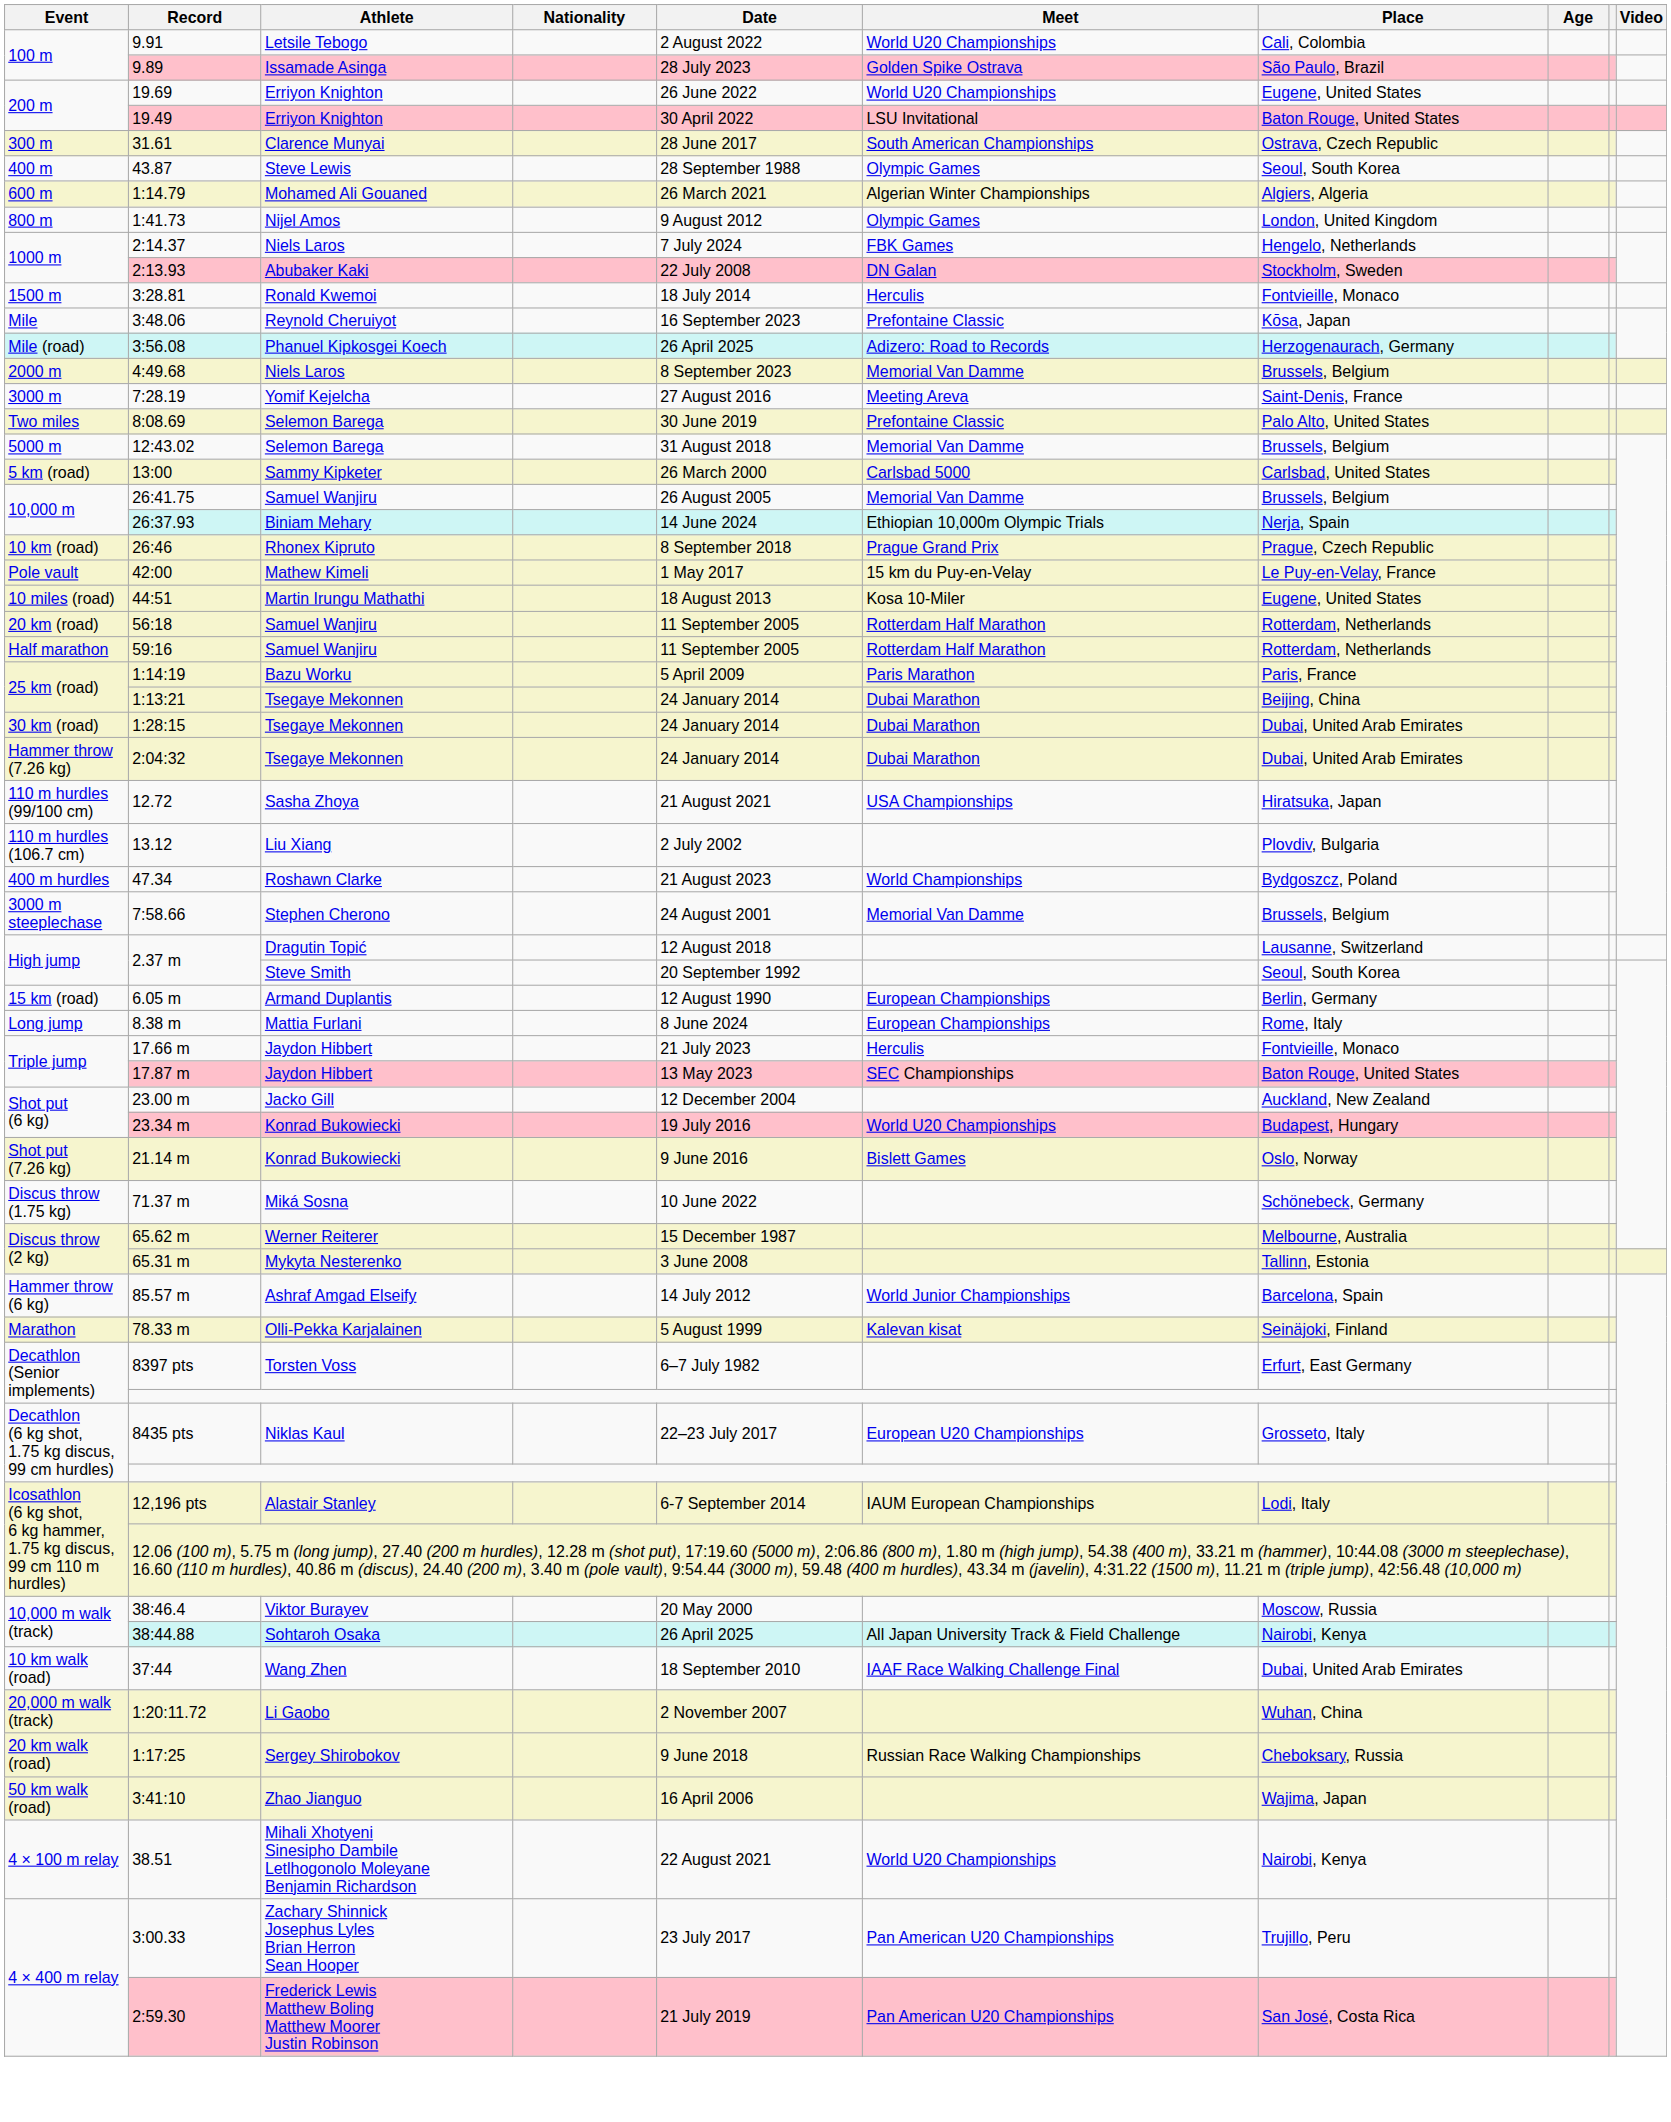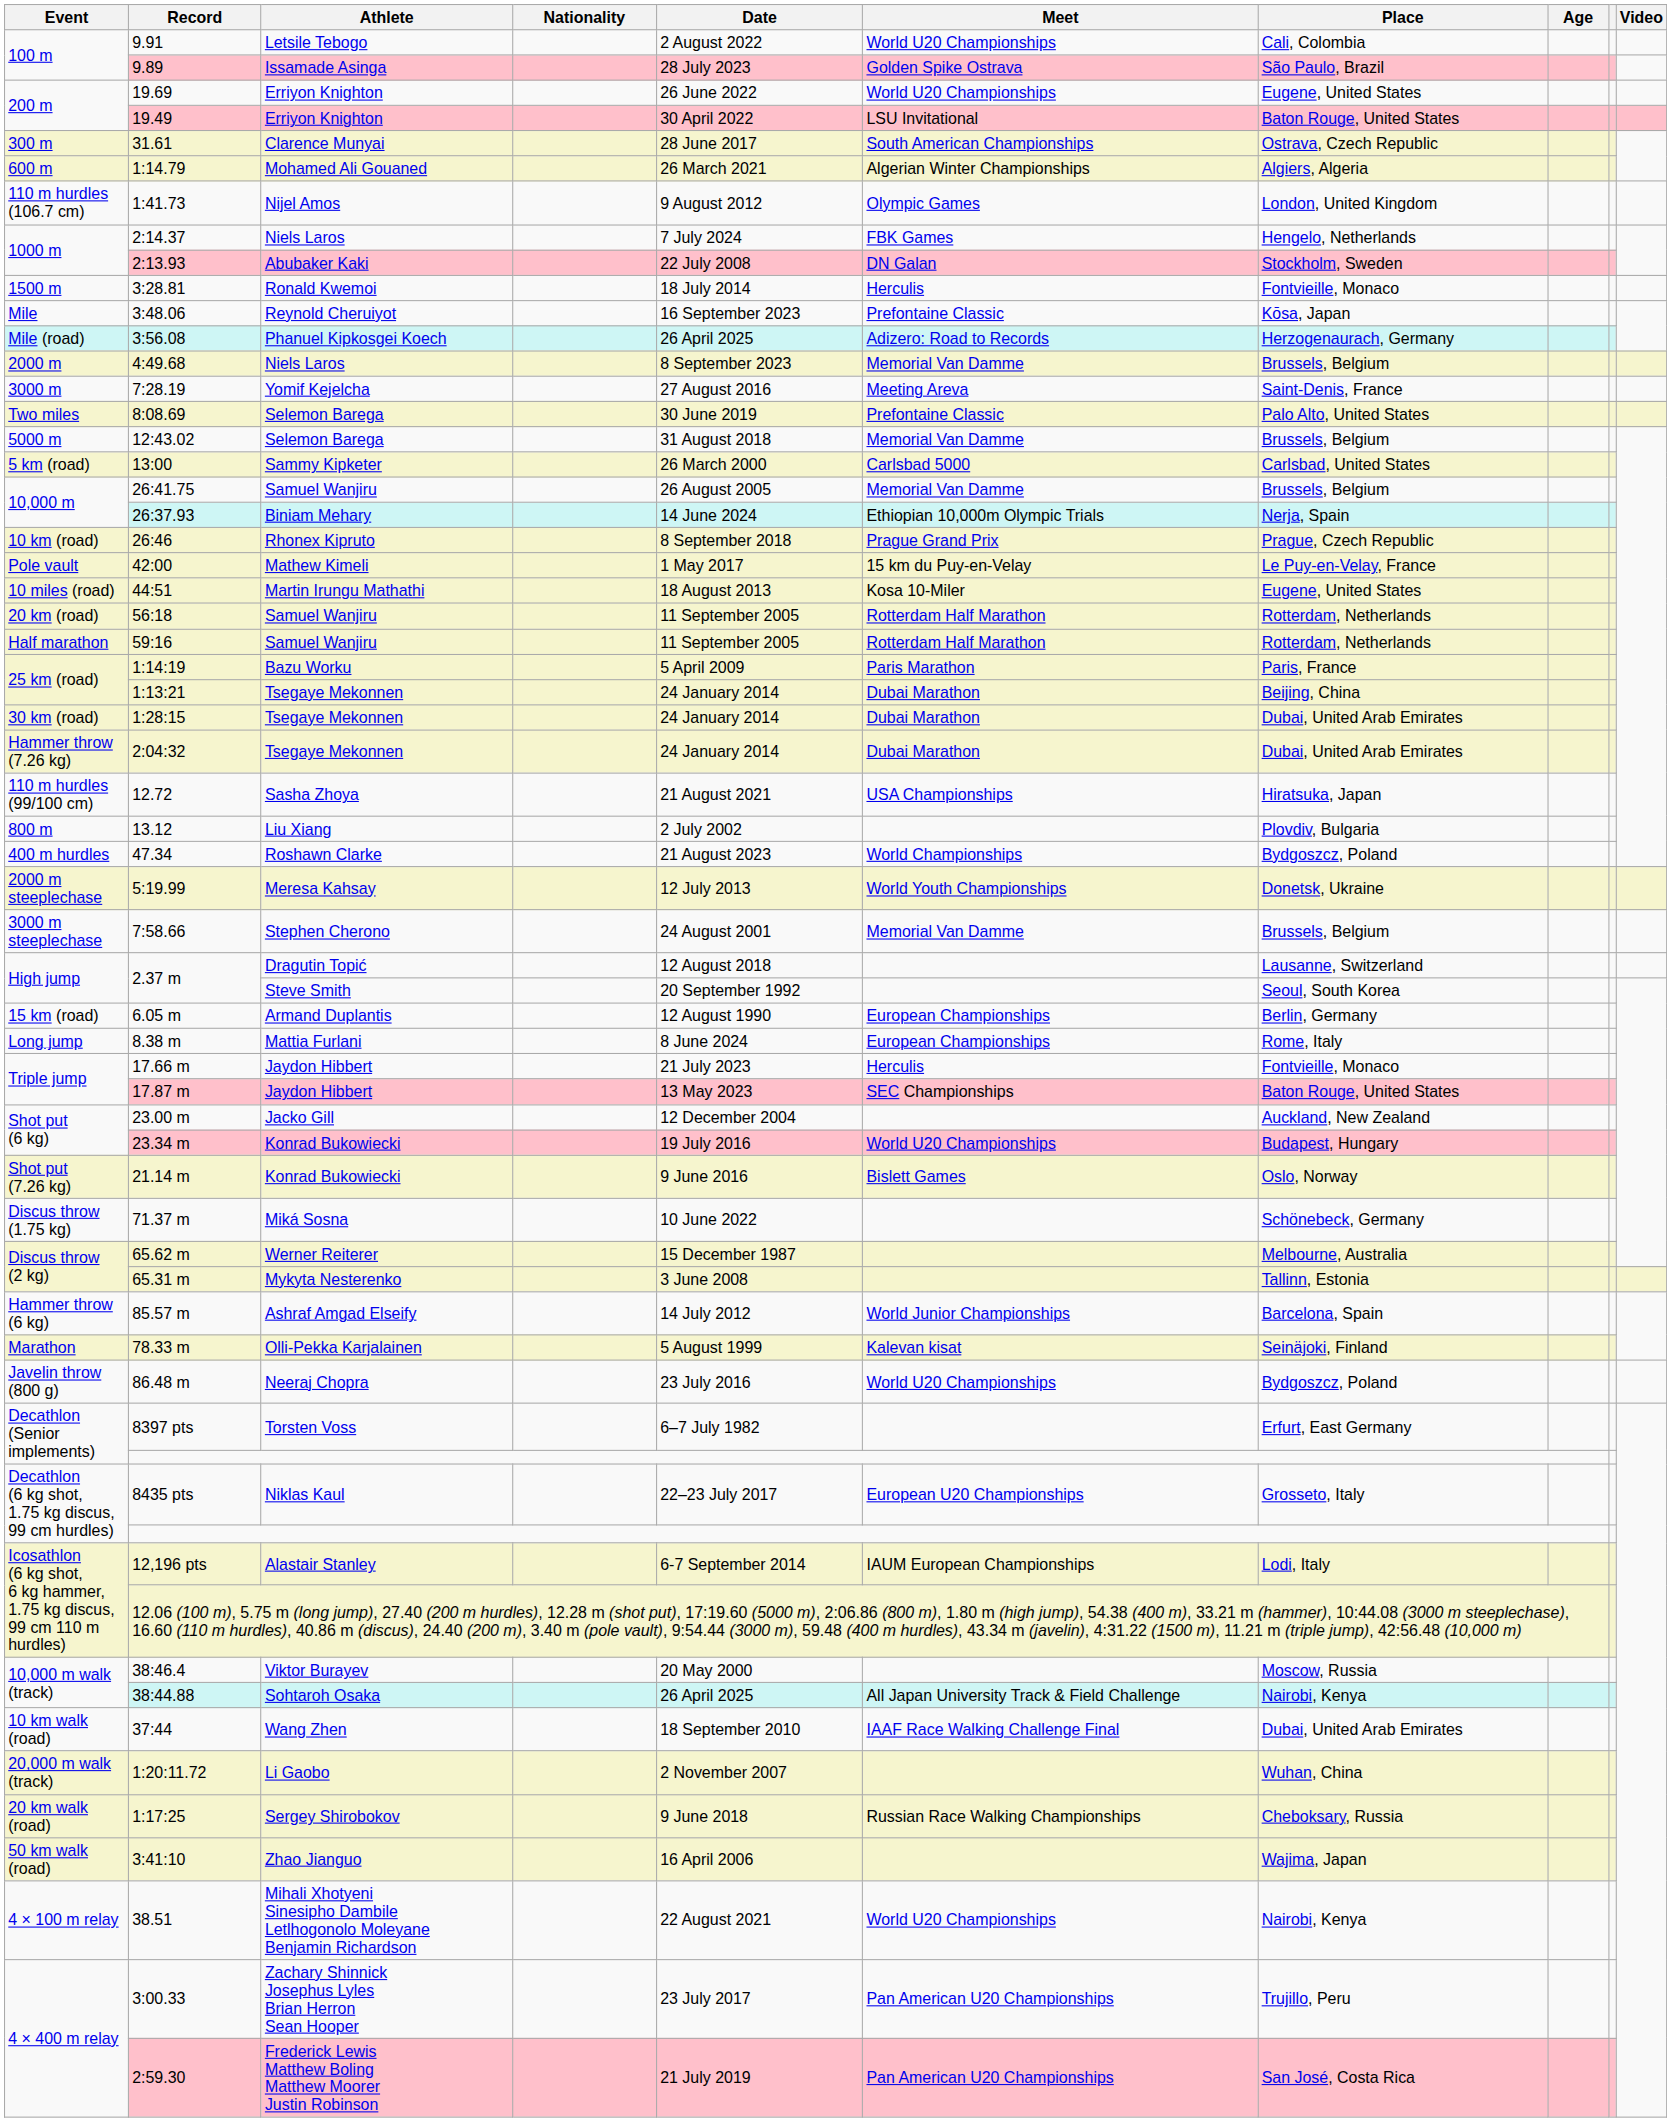- row: (152, 169)
(30, 219) 800 m -> (58, 203) 110 m hurdles (106.7 cm)
(58, 845) 110 m hurdles (106.7 cm) -> (30, 829) 800 m
+ row: (159, 888)
+ row: (161, 1382)
